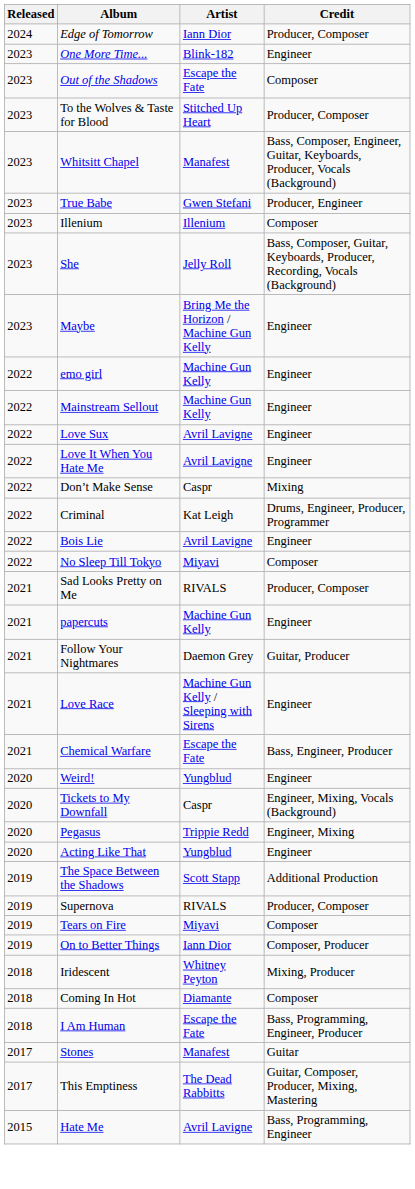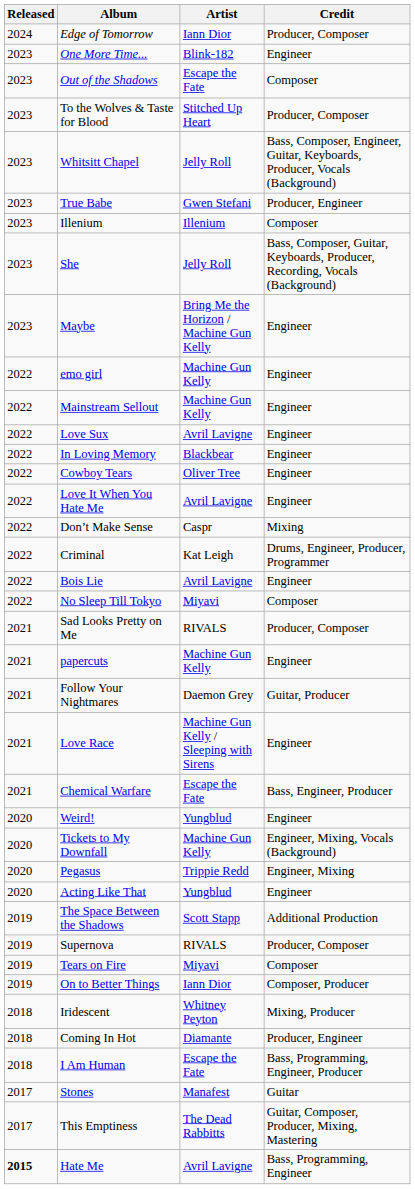(206, 162) Manafest -> (207, 162) Jelly Roll
+ row: (108, 454)
+ row: (96, 474)
(197, 805) Caspr -> (217, 844) Machine Gun Kelly
(292, 998) Composer -> (315, 1038) Producer, Engineer
(20, 1127) normal -> (20, 1166) bold
